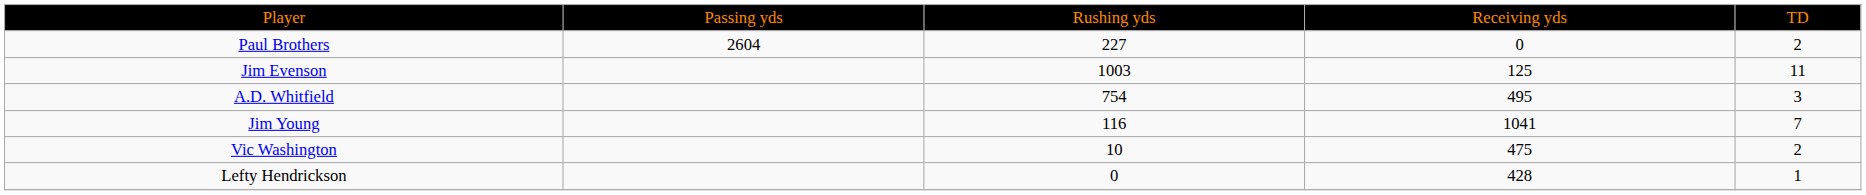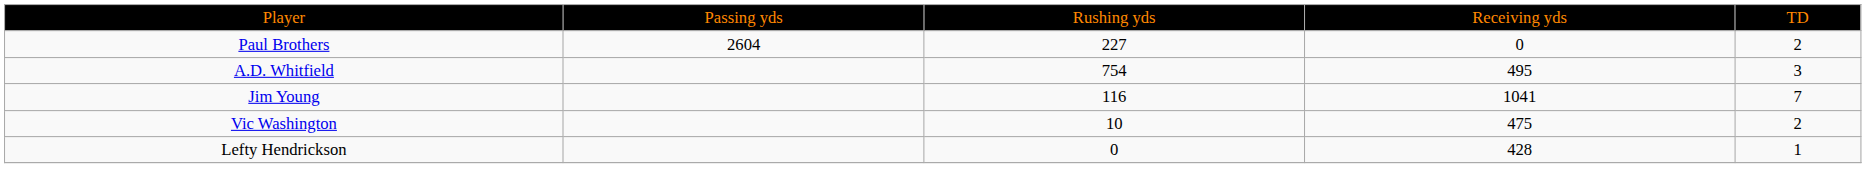- row: (284, 70)
